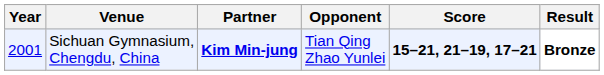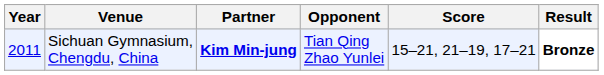(25, 50) 2001 -> (25, 50) 2011
(465, 50) bold -> (464, 50) normal
